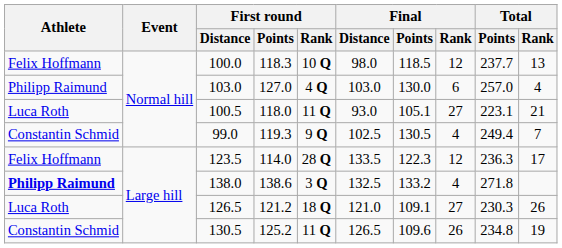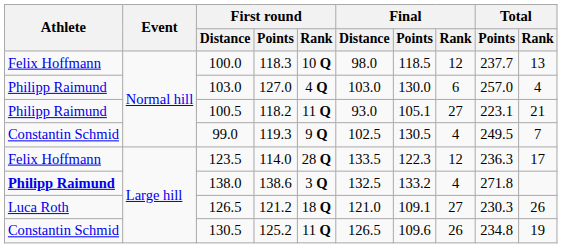(38, 111) Luca Roth -> (57, 111) Philipp Raimund
(275, 111) 118.0 -> (275, 111) 118.2
(497, 135) 249.4 -> (497, 135) 249.5
